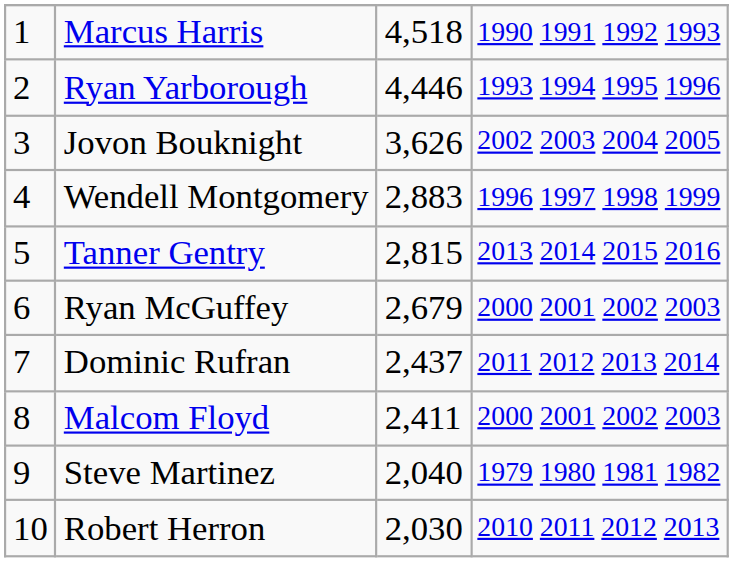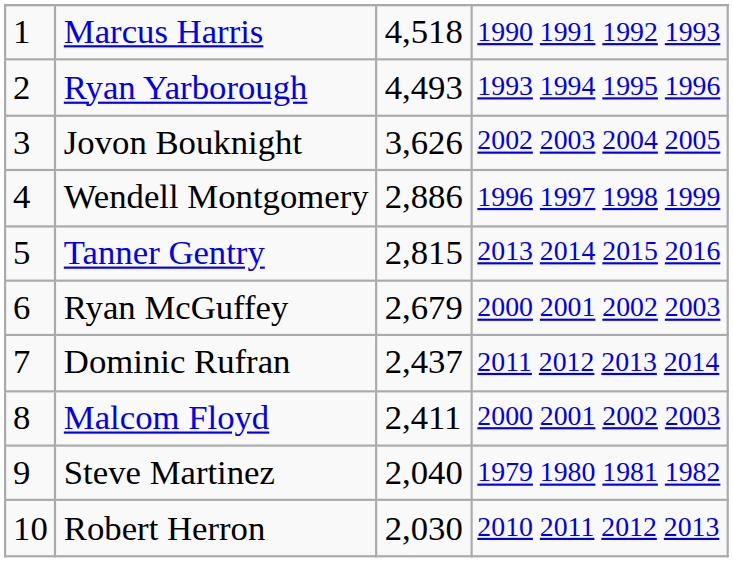(424, 87) 4,446 -> (424, 87) 4,493
(424, 197) 2,883 -> (424, 197) 2,886
